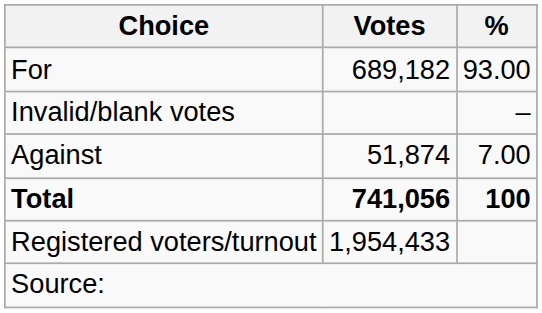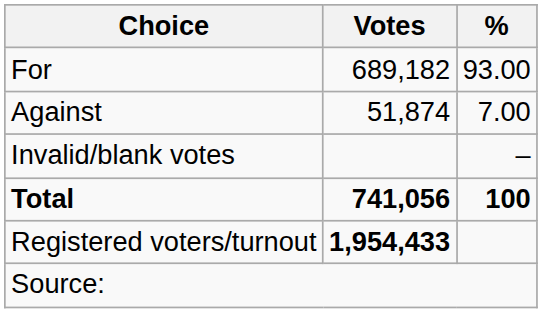rows swapped: (56, 155) <-> (123, 112)
(390, 241) normal -> (390, 241) bold
